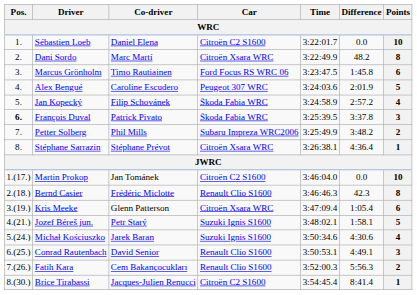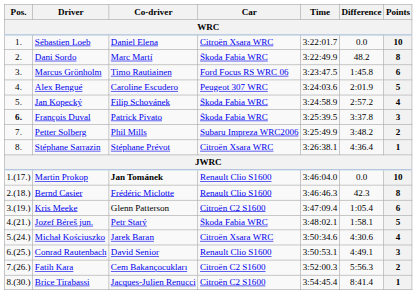(233, 42) Citroën C2 S1600 -> (237, 42) Citroën Xsara WRC
(237, 57) Citroën Xsara WRC -> (234, 57) Škoda Fabia WRC
(135, 178) normal -> (137, 178) bold
(233, 178) Citroën C2 S1600 -> (236, 178) Renault Clio S1600
(237, 208) Citroën Xsara WRC -> (233, 208) Citroën C2 S1600
(235, 223) Suzuki Ignis S1600 -> (234, 223) Škoda Fabia WRC
(235, 238) Suzuki Ignis S1600 -> (237, 238) Citroën Xsara WRC
(236, 267) Renault Clio S1600 -> (233, 267) Citroën C2 S1600
